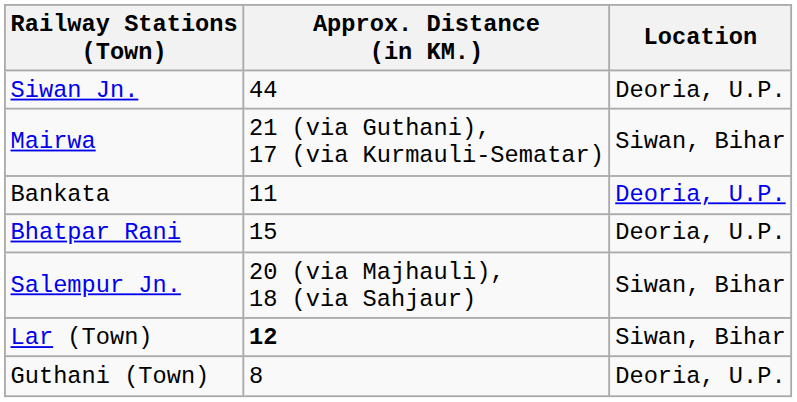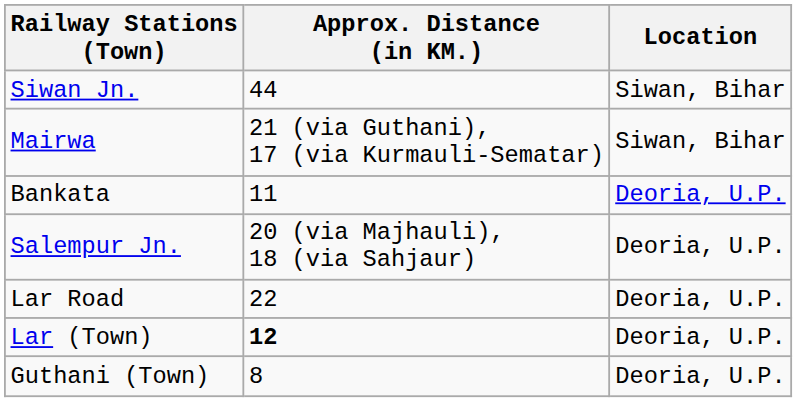(700, 90) Deoria, U.P. -> (700, 90) Siwan, Bihar
- row: (96, 233)
(700, 285) Siwan, Bihar -> (700, 247) Deoria, U.P.
+ row: (67, 299)
(700, 337) Siwan, Bihar -> (700, 337) Deoria, U.P.
